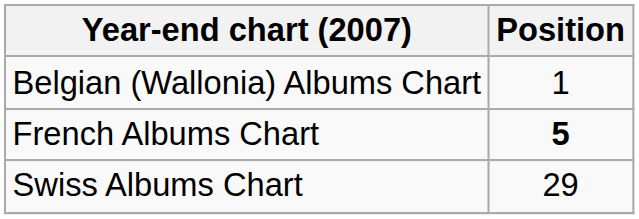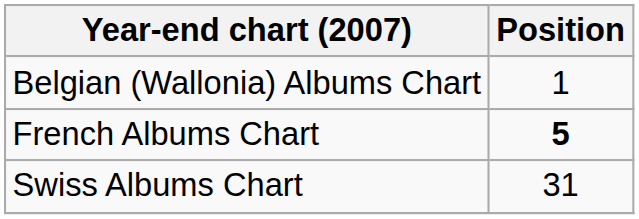(561, 185) 29 -> (561, 185) 31
